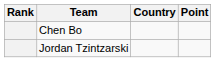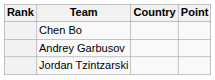+ row: (82, 48)
